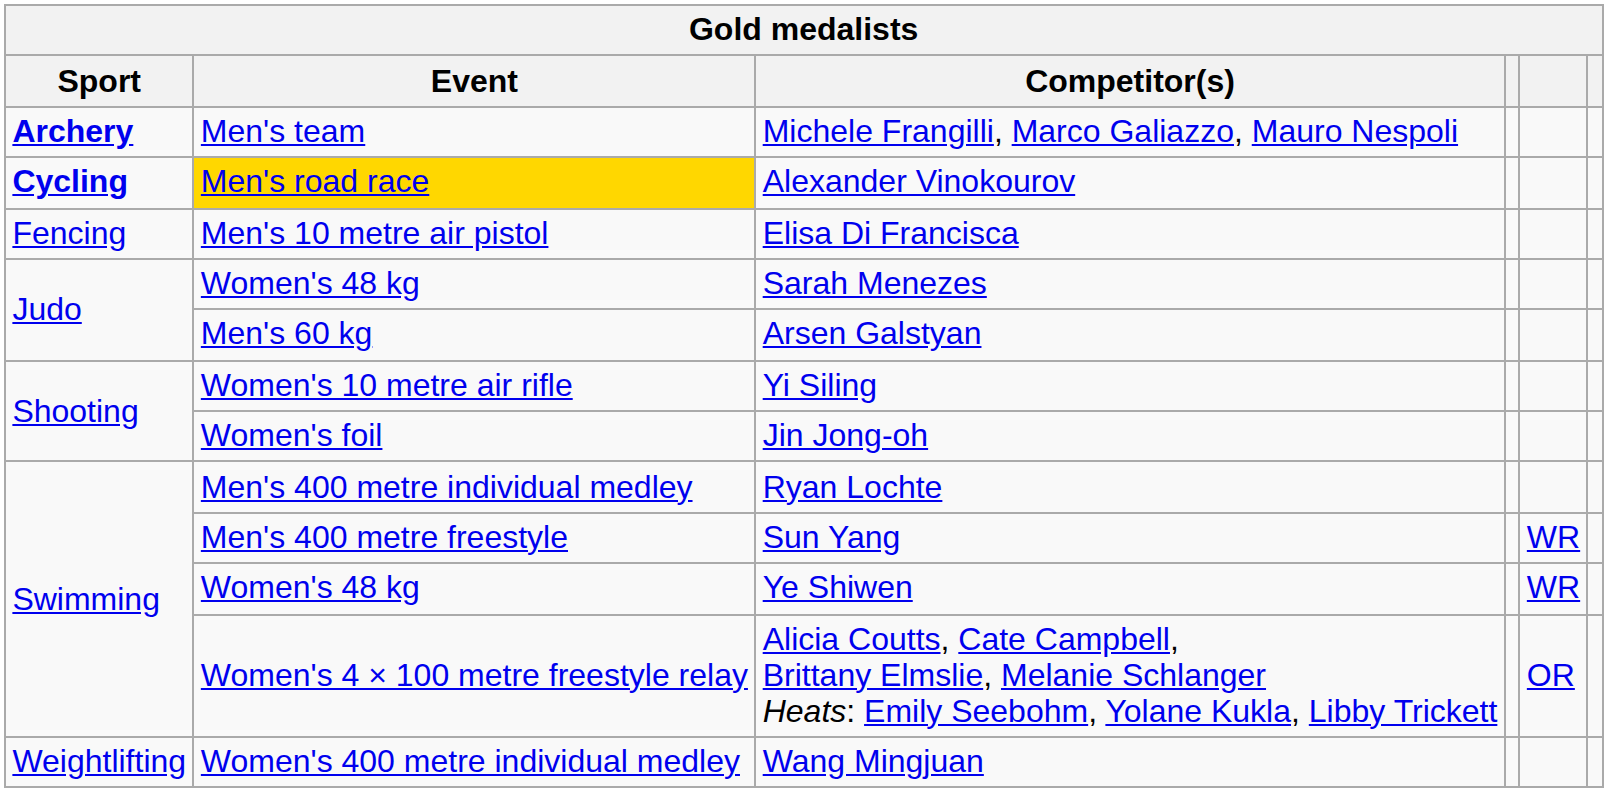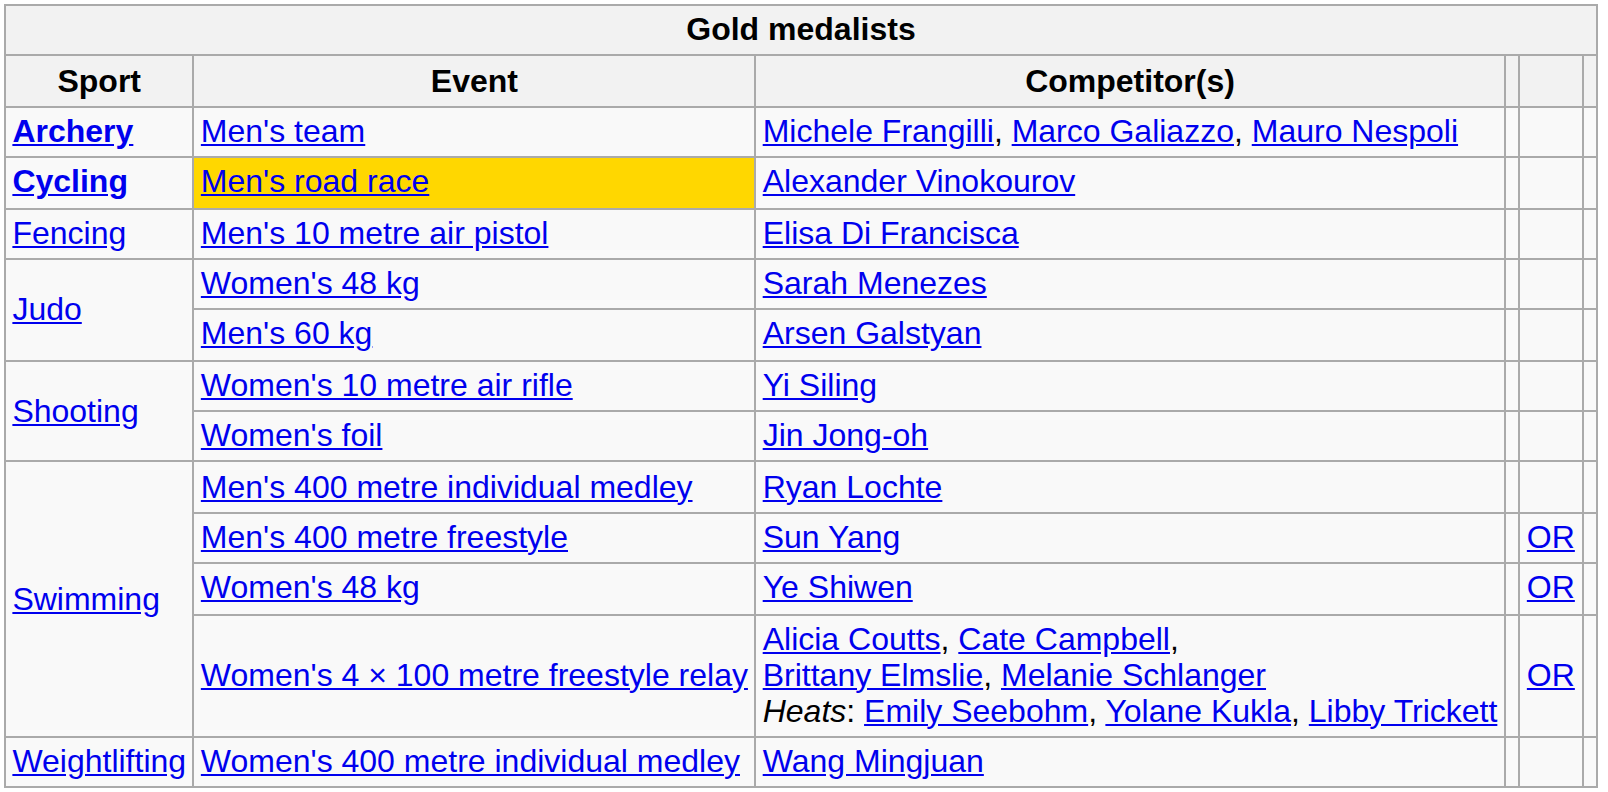(1554, 537) WR -> (1551, 537) OR
(1554, 588) WR -> (1551, 588) OR
